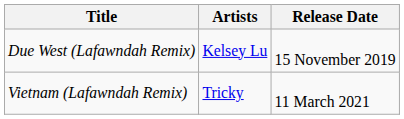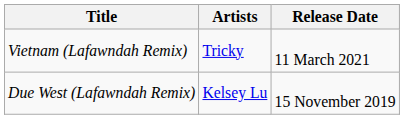rows swapped: (102, 50) <-> (98, 93)
